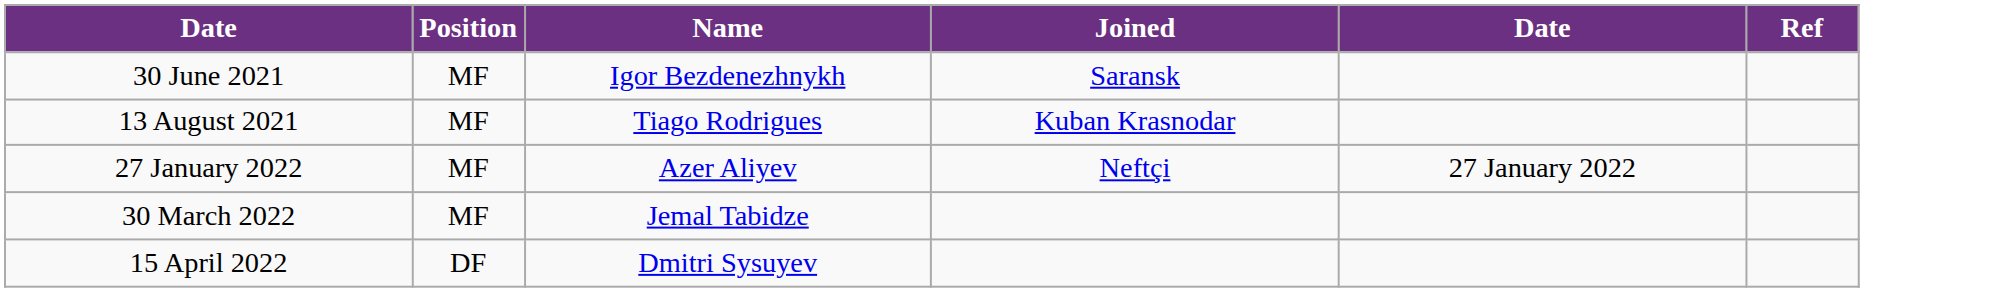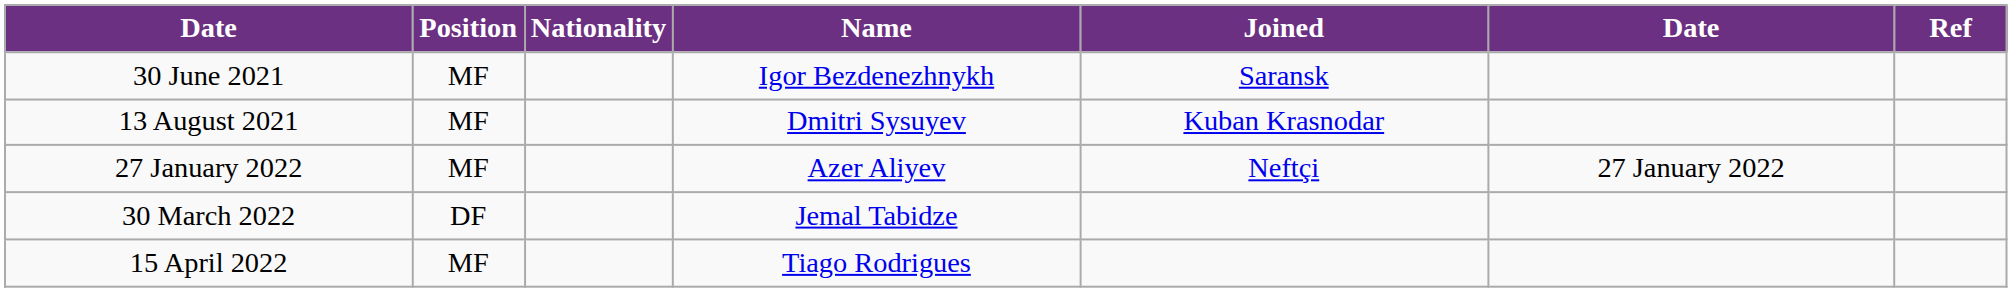+ column: (598, 28)
(728, 121) Tiago Rodrigues -> (876, 121) Dmitri Sysuyev
(468, 215) MF -> (468, 215) DF
(468, 262) DF -> (468, 262) MF
(728, 262) Dmitri Sysuyev -> (876, 262) Tiago Rodrigues
